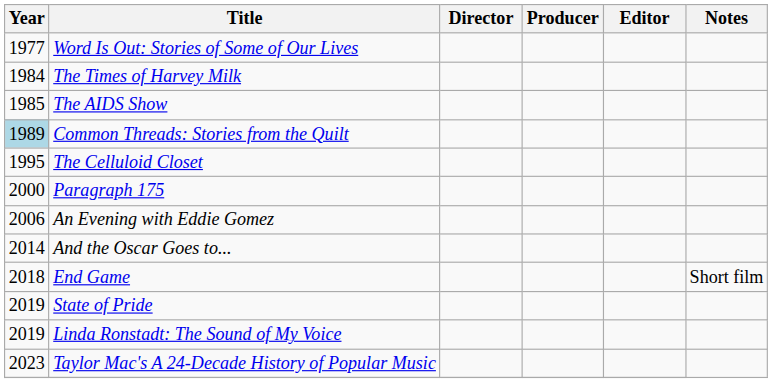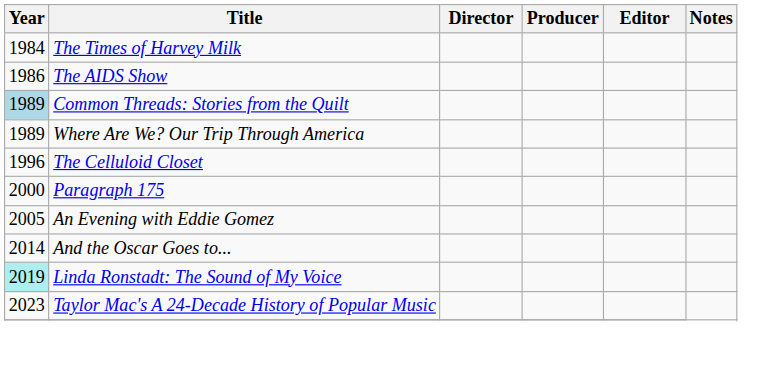- row: (206, 47)
(27, 104) 1985 -> (27, 76) 1986
+ row: (209, 133)
(27, 162) 1995 -> (27, 162) 1996
(27, 219) 2006 -> (27, 219) 2005
- row: (92, 276)
- row: (103, 305)
(27, 334) no background -> (27, 276) paleturquoise background
